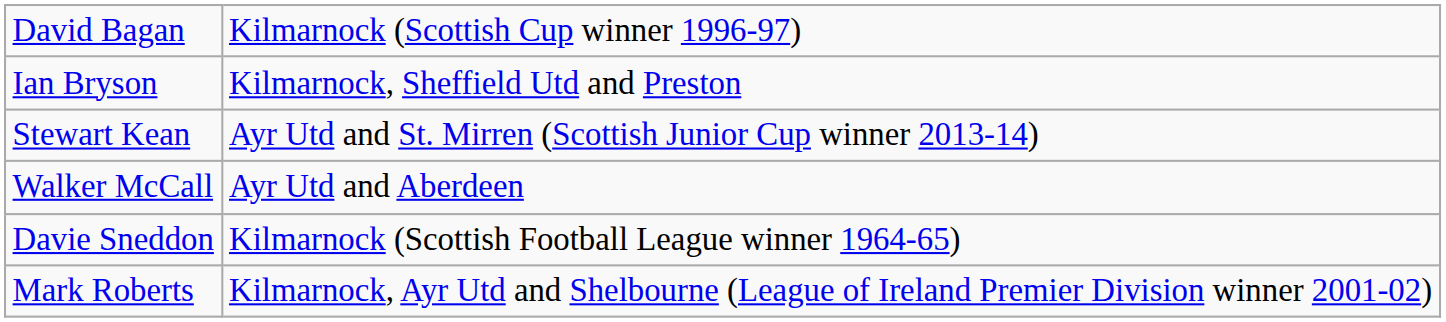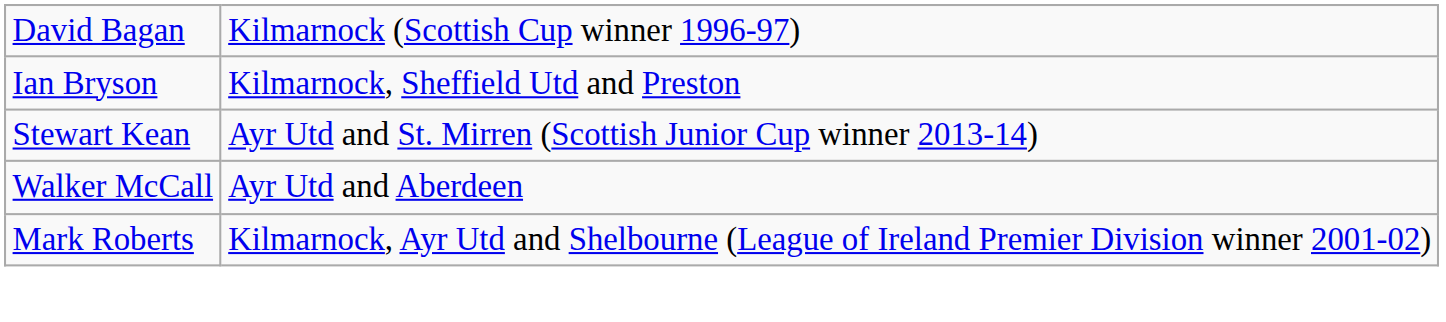- row: (113, 238)
